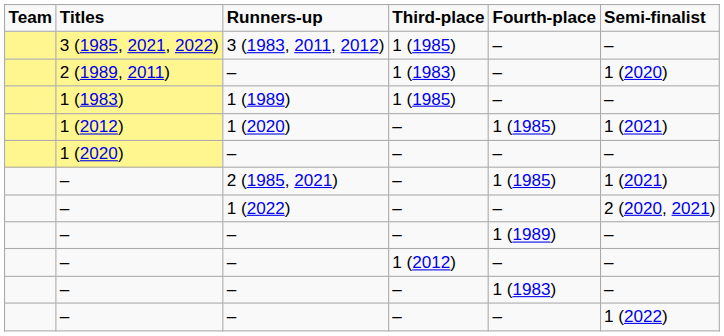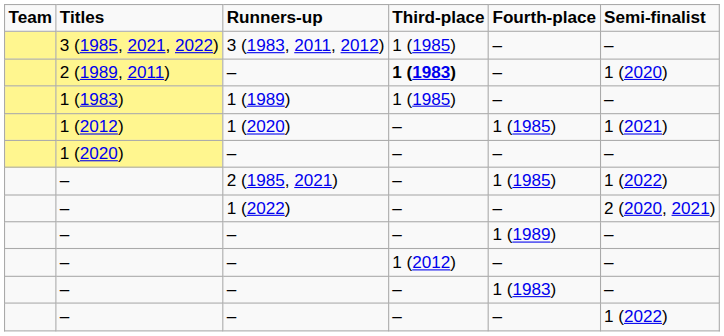(424, 72) normal -> (424, 72) bold
(636, 180) 1 (2021) -> (636, 180) 1 (2022)
